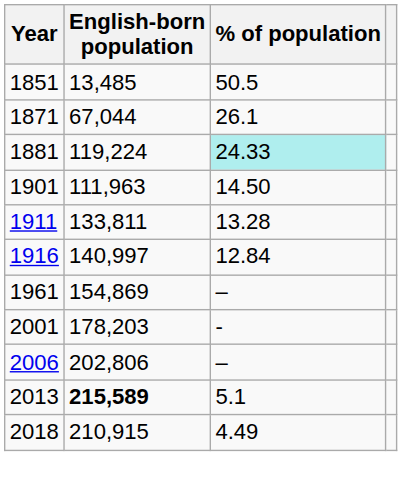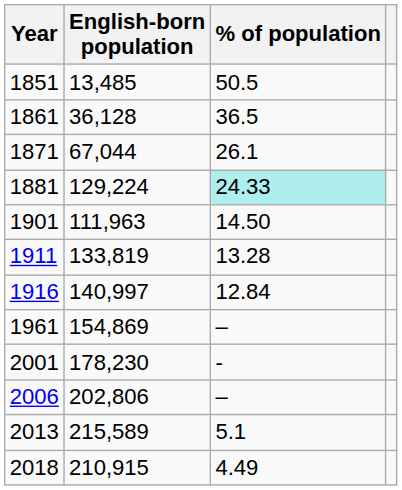+ row: (34, 116)
(108, 151) 119,224 -> (109, 186) 129,224
(108, 221) 133,811 -> (109, 256) 133,819
(109, 326) 178,203 -> (109, 362) 178,230
(109, 397) bold -> (109, 432) normal
